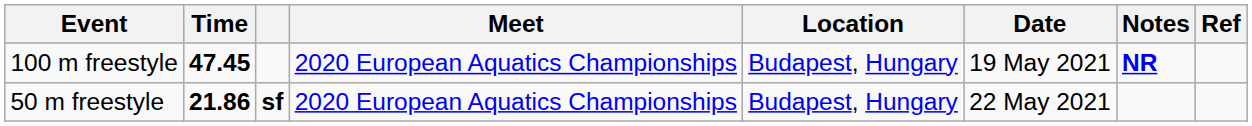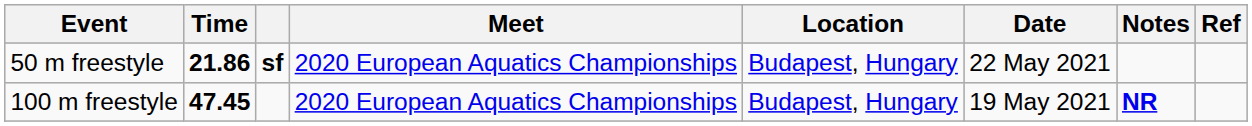rows swapped: (87, 101) <-> (94, 62)
